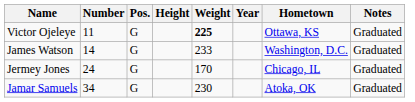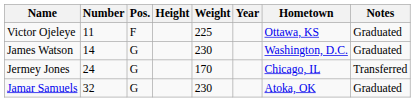(134, 32) G -> (133, 32) F
(203, 32) bold -> (203, 32) normal
(203, 50) 233 -> (203, 50) 230
(378, 69) Graduated -> (380, 69) Transferred
(89, 87) 34 -> (89, 87) 32
